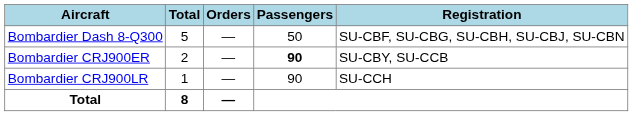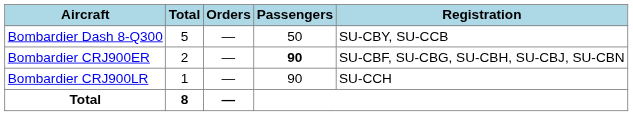(482, 36) SU-CBF, SU-CBG, SU-CBH, SU-CBJ, SU-CBN -> (394, 36) SU-CBY, SU-CCB
(394, 57) SU-CBY, SU-CCB -> (482, 57) SU-CBF, SU-CBG, SU-CBH, SU-CBJ, SU-CBN
